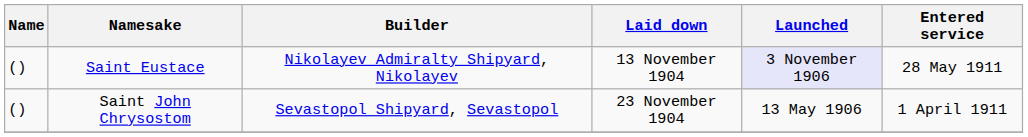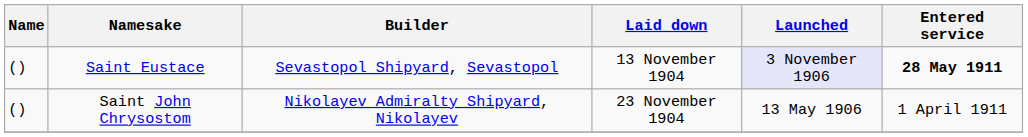(417, 68) Nikolayev Admiralty Shipyard, Nikolayev -> (417, 68) Sevastopol Shipyard, Sevastopol
(952, 68) normal -> (952, 68) bold
(417, 110) Sevastopol Shipyard, Sevastopol -> (417, 110) Nikolayev Admiralty Shipyard, Nikolayev
